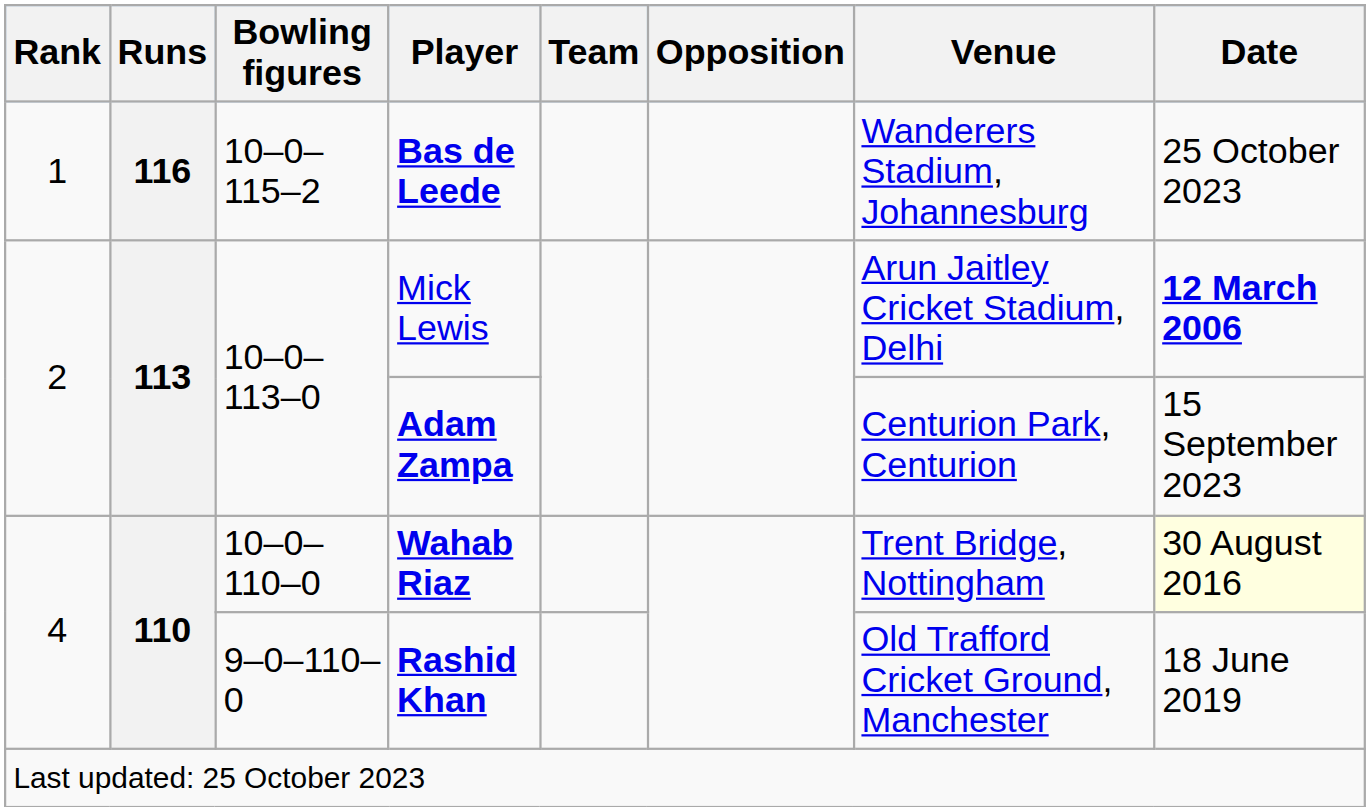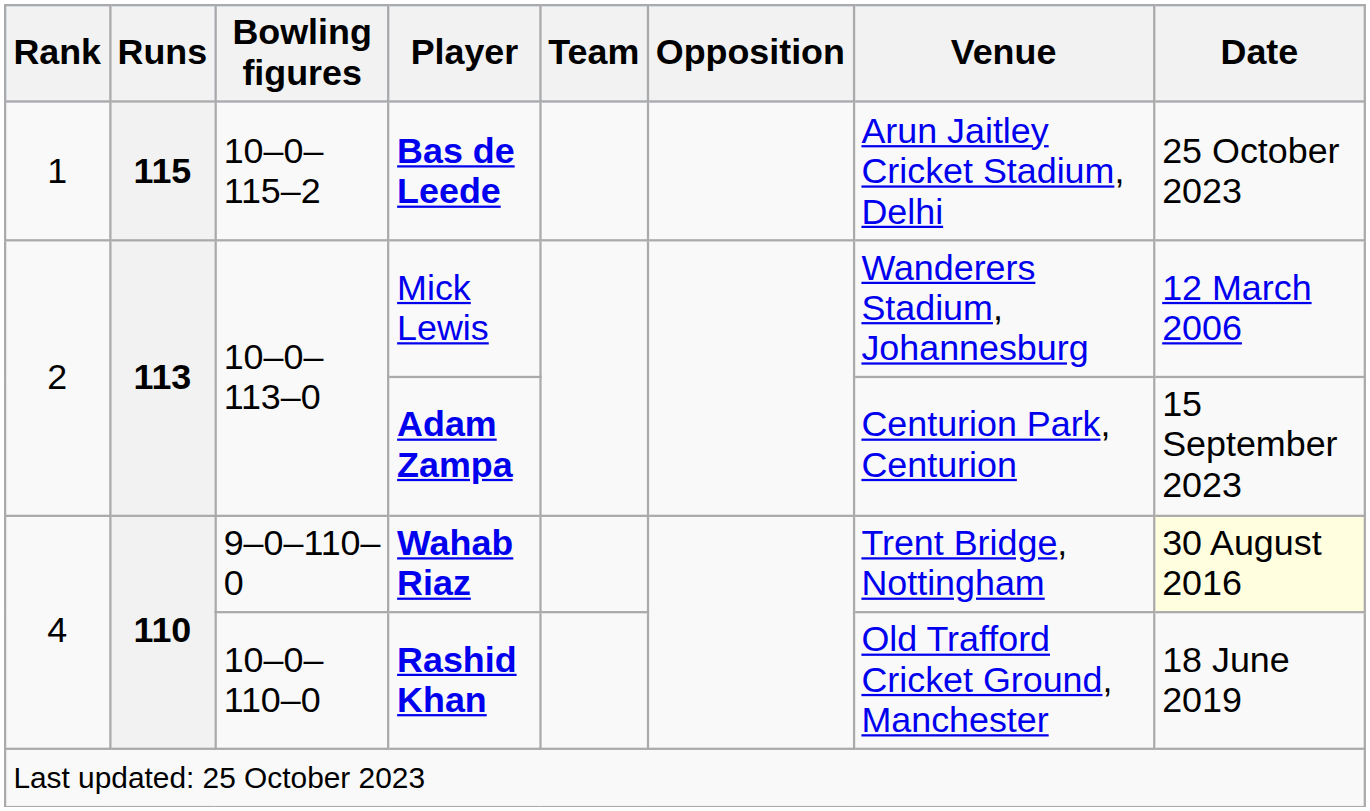(162, 170) 116 -> (162, 170) 115
(975, 170) Wanderers Stadium, Johannesburg -> (993, 170) Arun Jaitley Cricket Stadium, Delhi
(993, 307) Arun Jaitley Cricket Stadium, Delhi -> (975, 307) Wanderers Stadium, Johannesburg
(1240, 307) bold -> (1237, 307) normal
(274, 562) 10–0–110–0 -> (302, 562) 9–0–110–0
(302, 680) 9–0–110–0 -> (274, 680) 10–0–110–0
